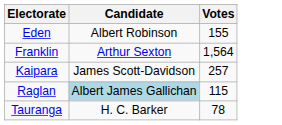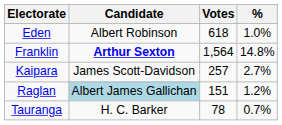+ column: (257, 14)
(218, 33) 155 -> (218, 33) 618
(134, 52) normal -> (134, 52) bold
(218, 91) 115 -> (218, 91) 151
